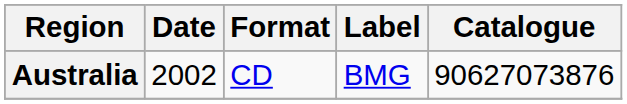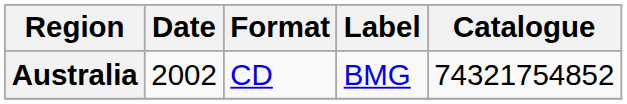(524, 74) 90627073876 -> (524, 74) 74321754852
